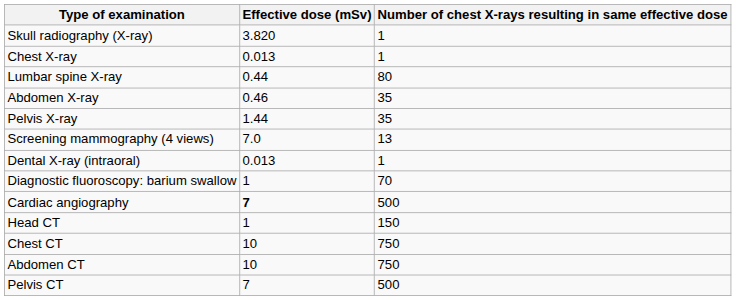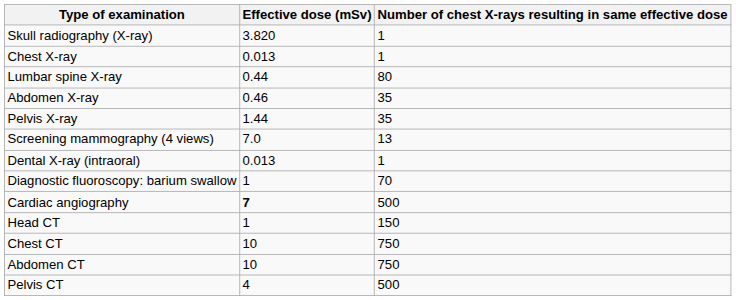(246, 285) 7 -> (246, 285) 4
